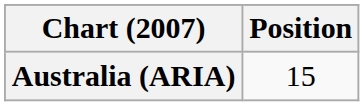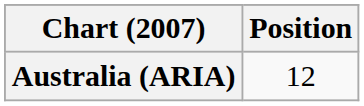(301, 75) 15 -> (301, 75) 12
